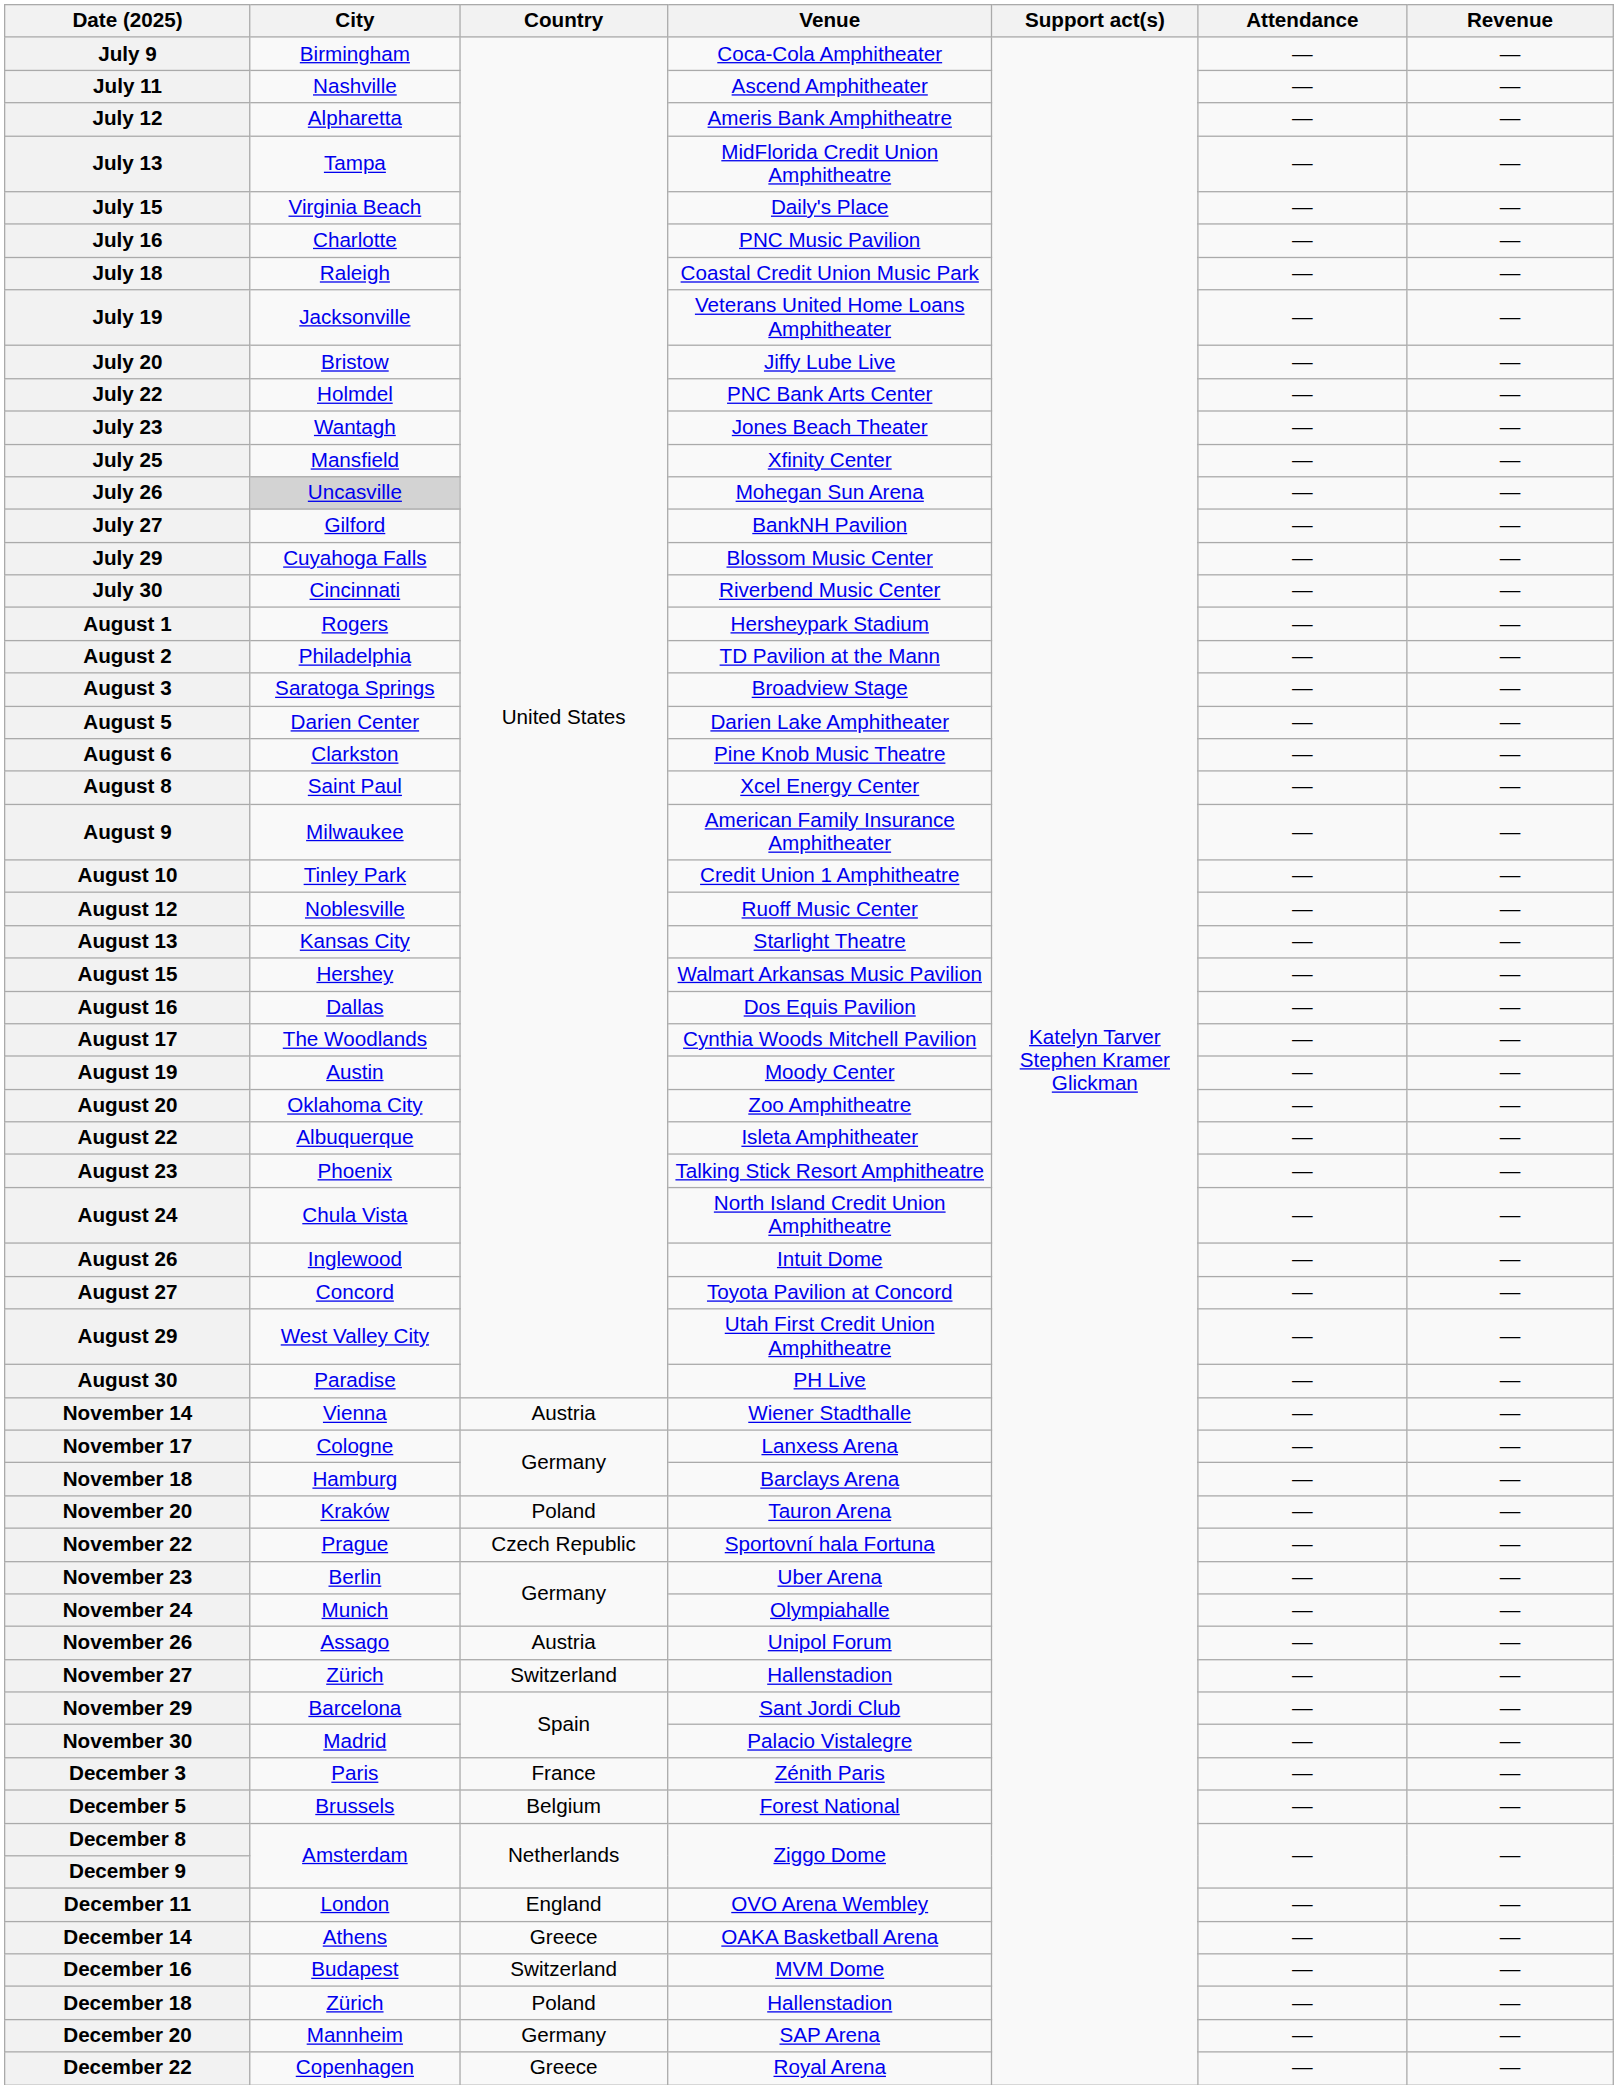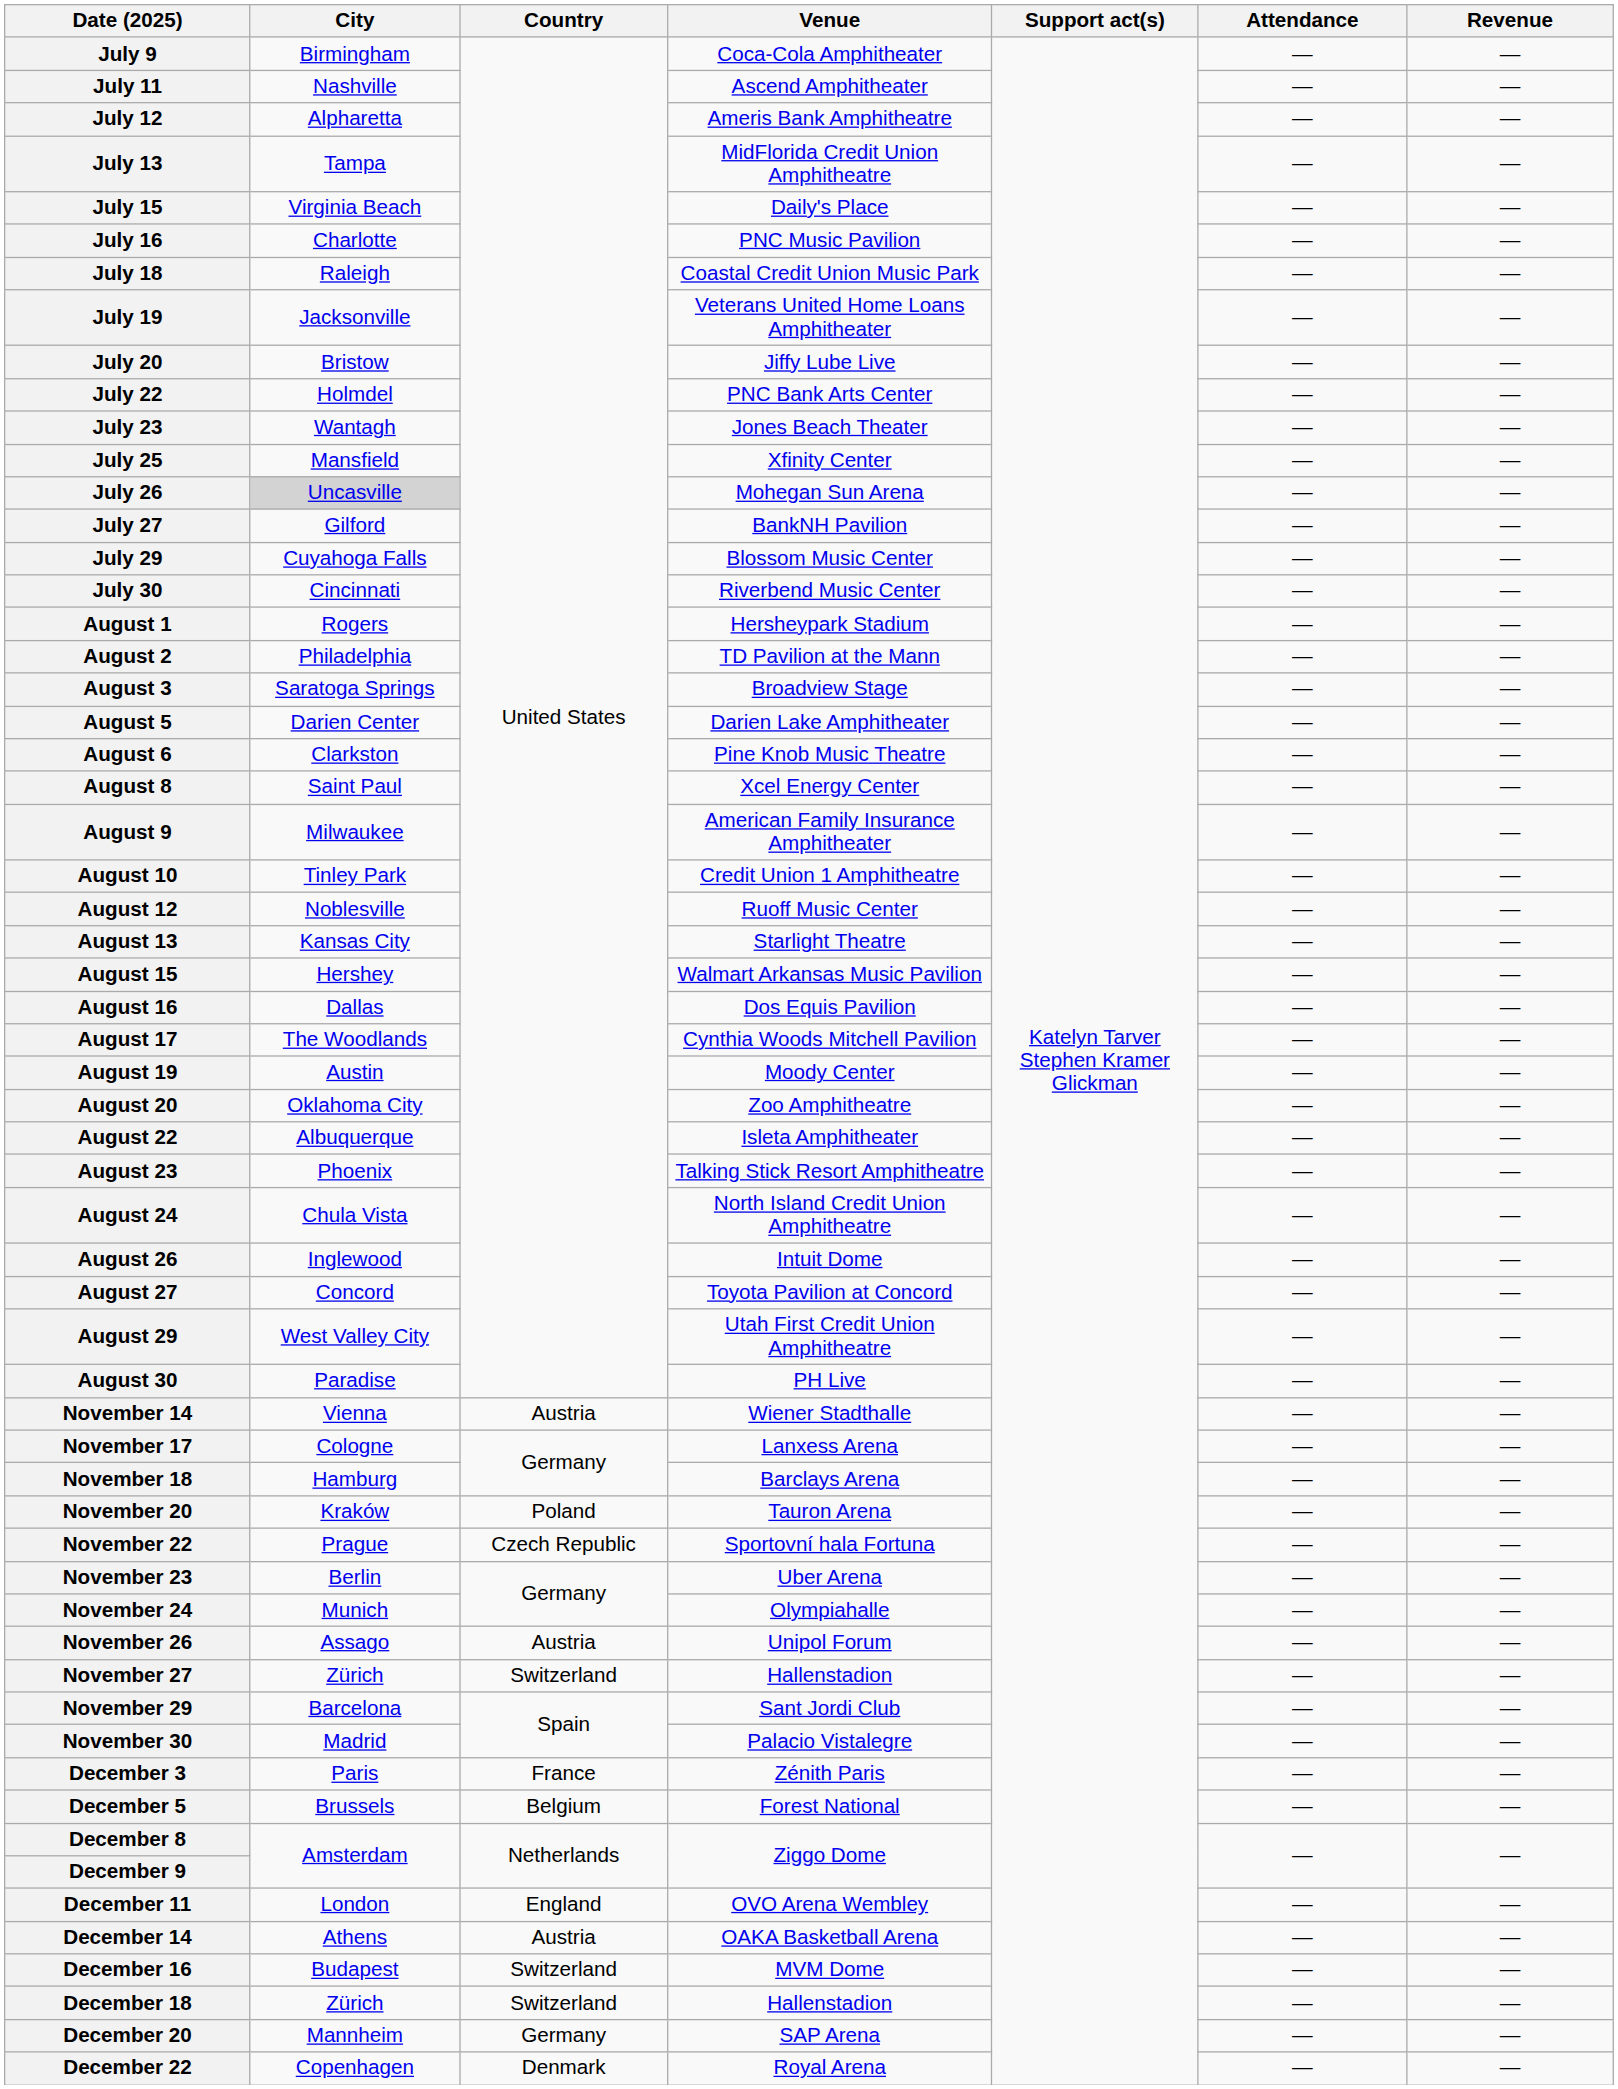(564, 1937) Greece -> (564, 1937) Austria
(564, 2002) Poland -> (564, 2002) Switzerland
(564, 2068) Greece -> (564, 2068) Denmark
